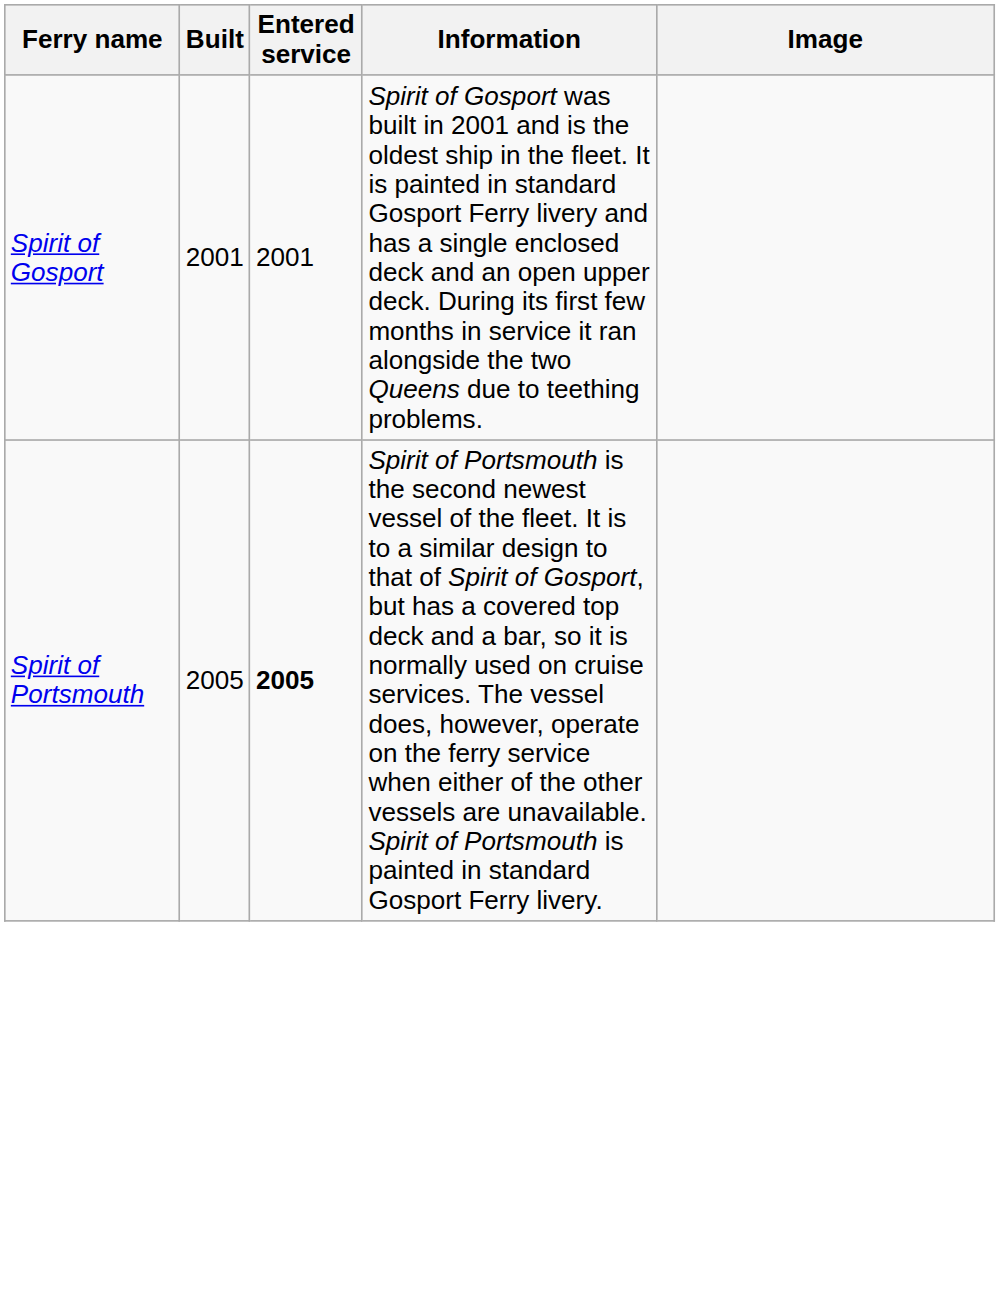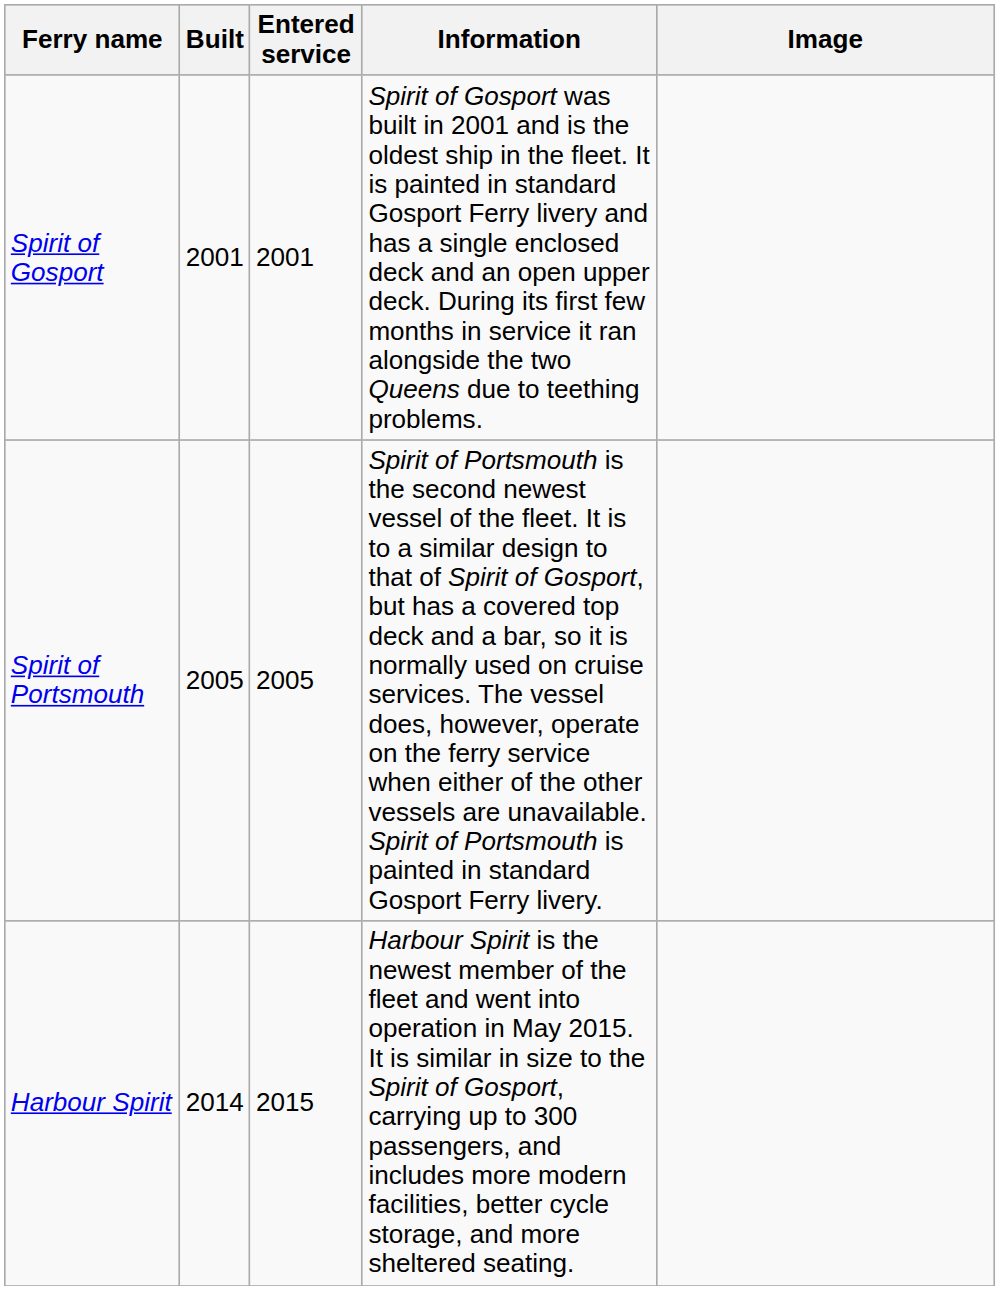(285, 680) bold -> (285, 680) normal
+ row: (91, 1102)
